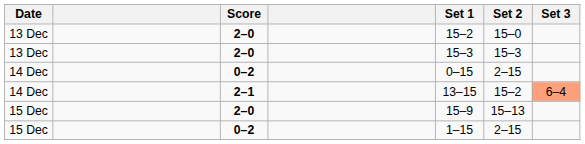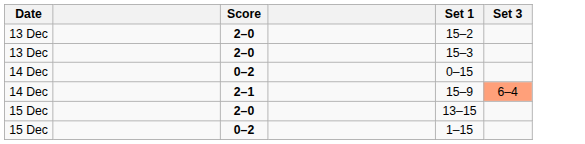- column: (508, 14)
(459, 92) 13–15 -> (459, 92) 15–9
(459, 111) 15–9 -> (459, 111) 13–15
